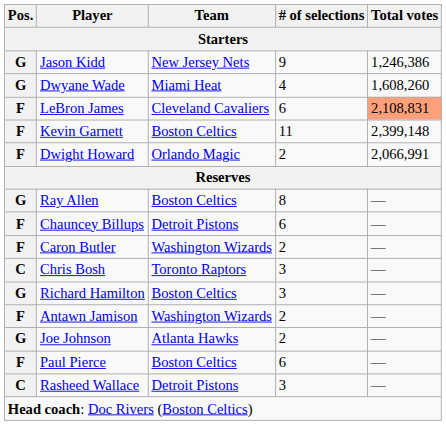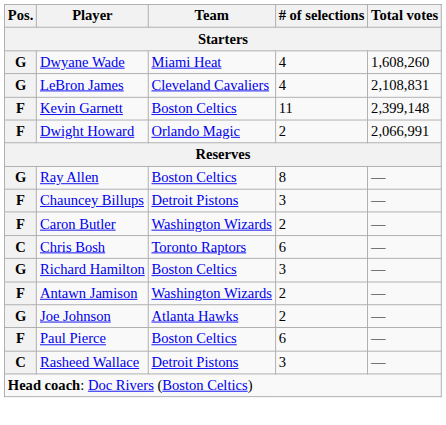- row: (73, 62)
(21, 108) F -> (21, 85) G
(282, 108) 6 -> (282, 85) 4
(400, 108) lightsalmon background -> (400, 85) no background
(282, 223) 6 -> (282, 200) 3
(282, 270) 3 -> (282, 246) 6
